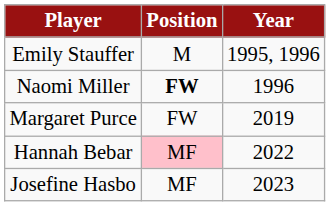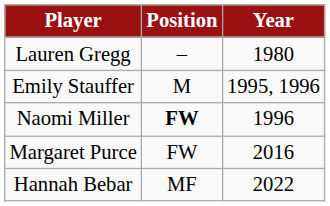+ row: (73, 53)
(273, 119) 2019 -> (273, 151) 2016
(182, 151) pink background -> (182, 184) no background
- row: (73, 184)
